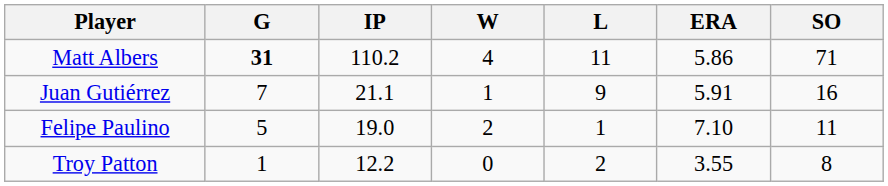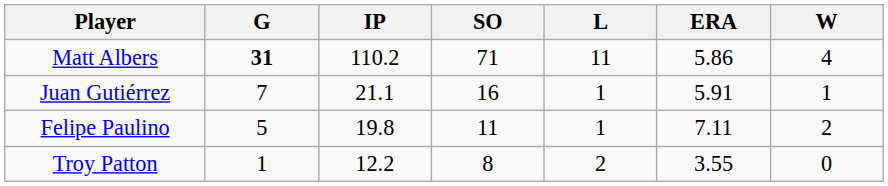columns swapped: (488, 22) <-> (827, 22)
(601, 92) 9 -> (601, 92) 1
(375, 127) 19.0 -> (375, 127) 19.8
(714, 127) 7.10 -> (714, 127) 7.11
